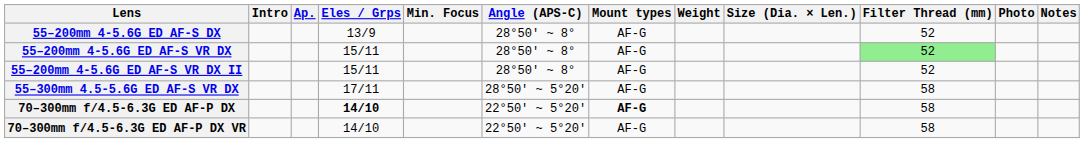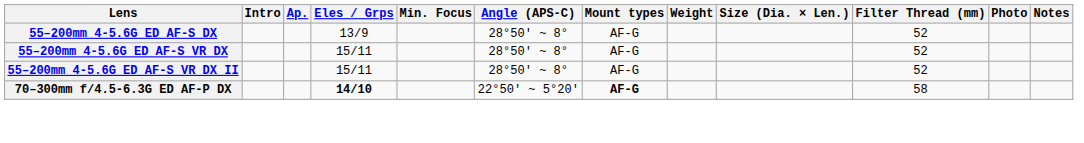(928, 52) lightgreen background -> (920, 52) no background
- row: (127, 90)
- row: (127, 128)
